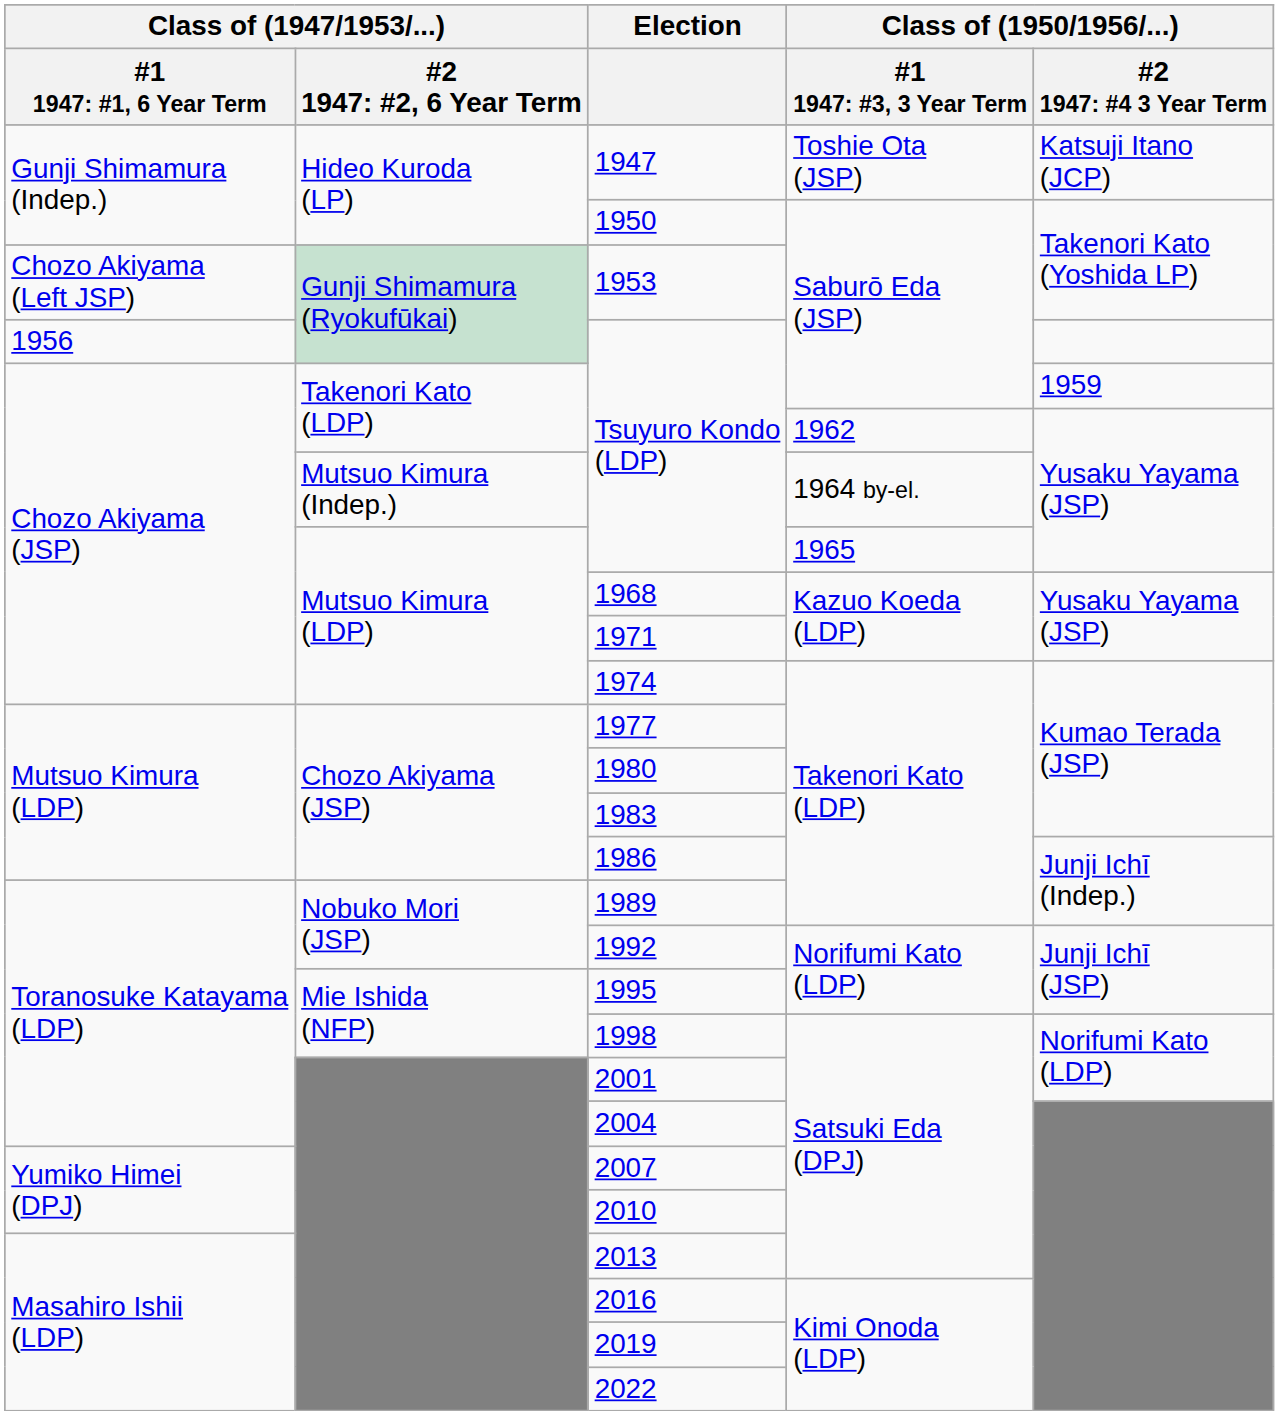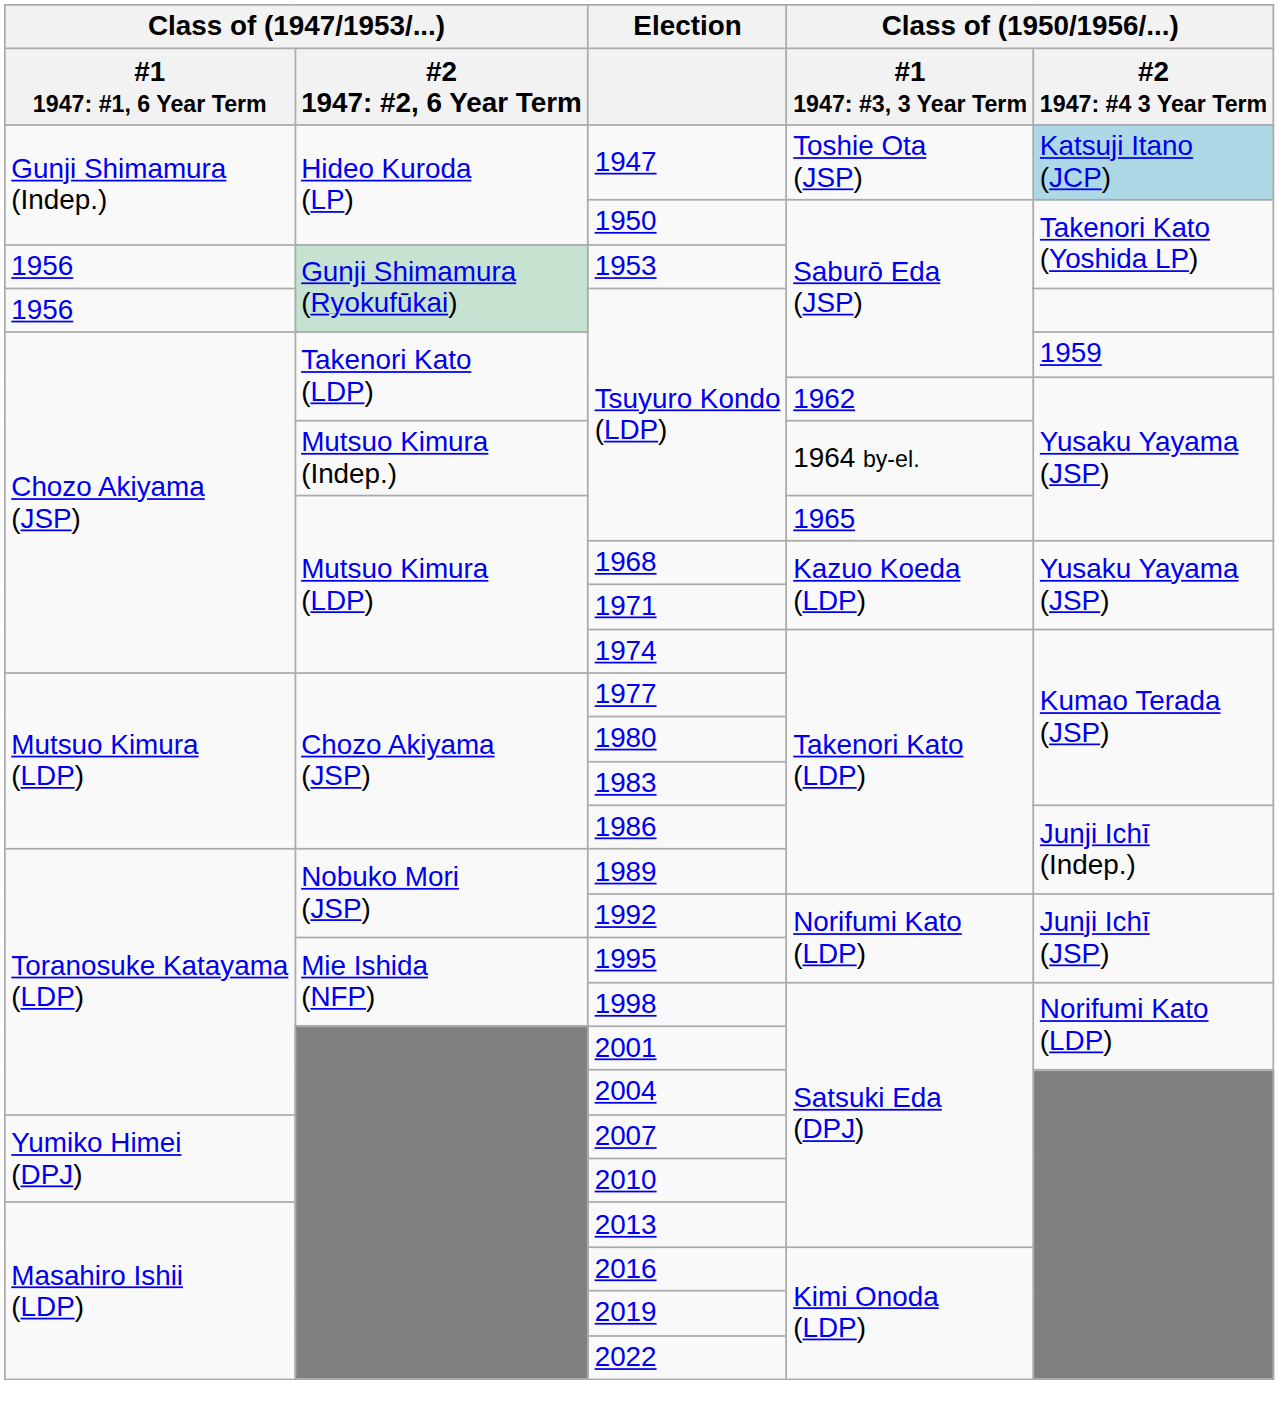(1116, 161) no background -> (1116, 161) lightblue background
(108, 281) Chozo Akiyama (Left JSP) -> (42, 265) 1956
